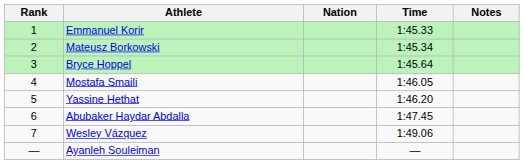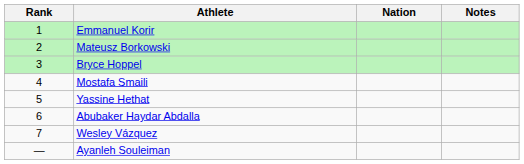- column: (415, 13)
